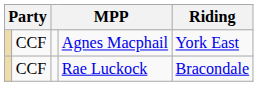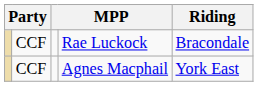rows swapped: (105, 68) <-> (115, 42)
